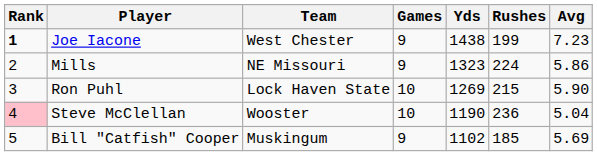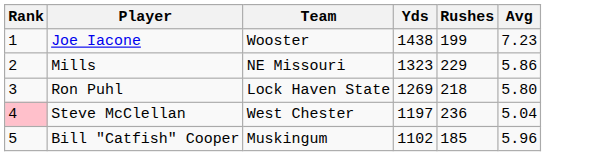- column: (420, 17)
(13, 41) bold -> (13, 41) normal
(301, 41) West Chester -> (278, 41) Wooster
(506, 65) 224 -> (454, 65) 229
(506, 90) 215 -> (454, 90) 218
(571, 90) 5.90 -> (519, 90) 5.80
(278, 114) Wooster -> (301, 114) West Chester
(467, 114) 1190 -> (415, 114) 1197
(571, 139) 5.69 -> (519, 139) 5.96
